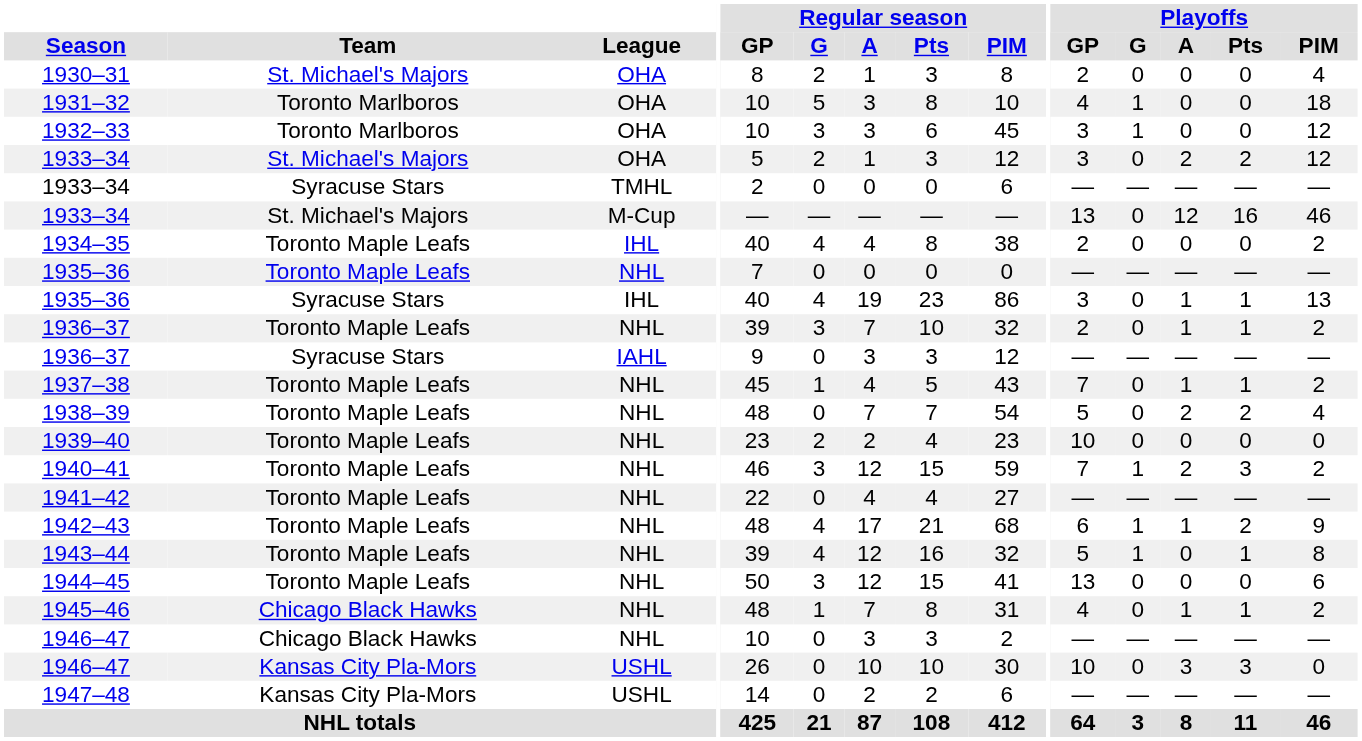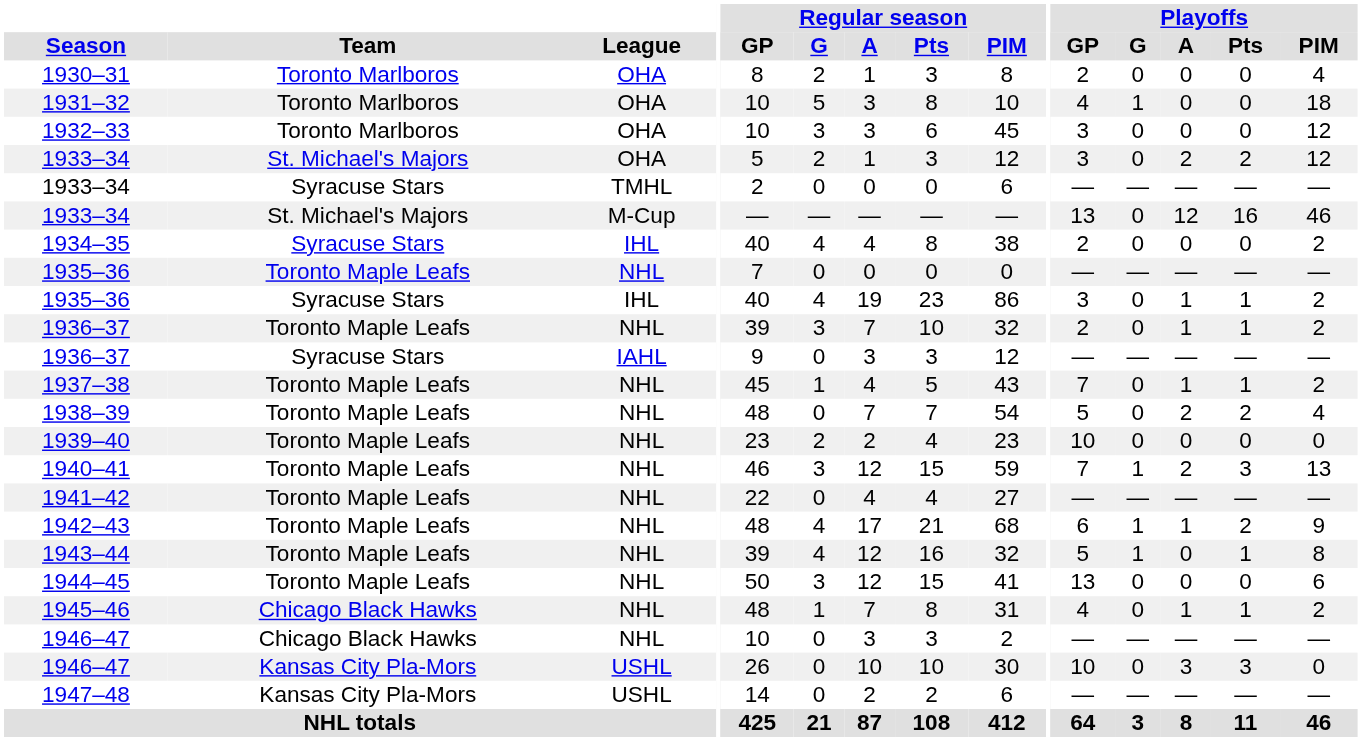(368, 74) St. Michael's Majors -> (368, 74) Toronto Marlboros
(1138, 130) 1 -> (1138, 130) 0
(368, 243) Toronto Maple Leafs -> (368, 243) Syracuse Stars
(1319, 299) 13 -> (1319, 299) 2
(1319, 469) 2 -> (1319, 469) 13
